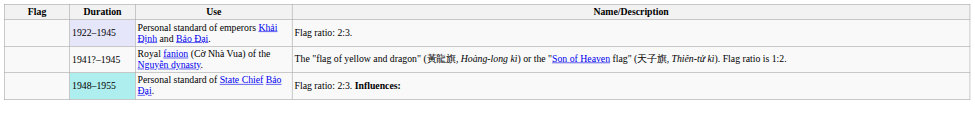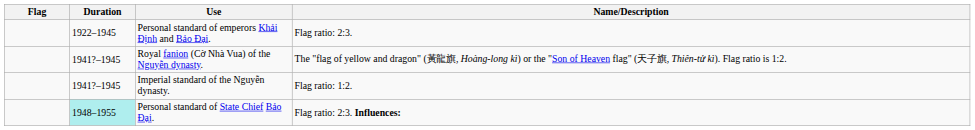(94, 33) lavender background -> (94, 33) no background
+ row: (201, 86)
